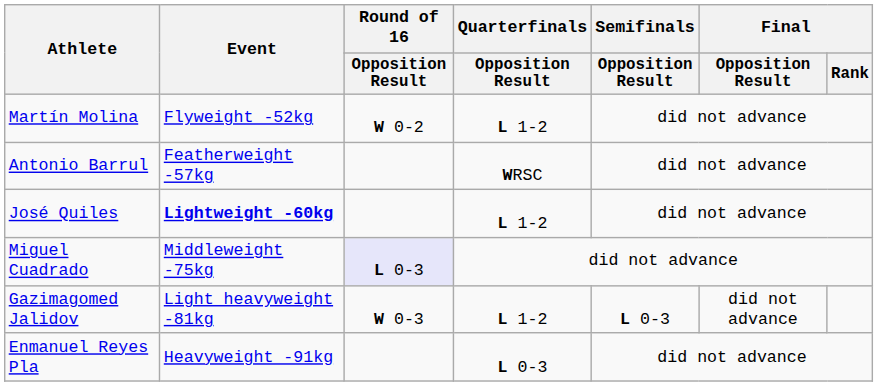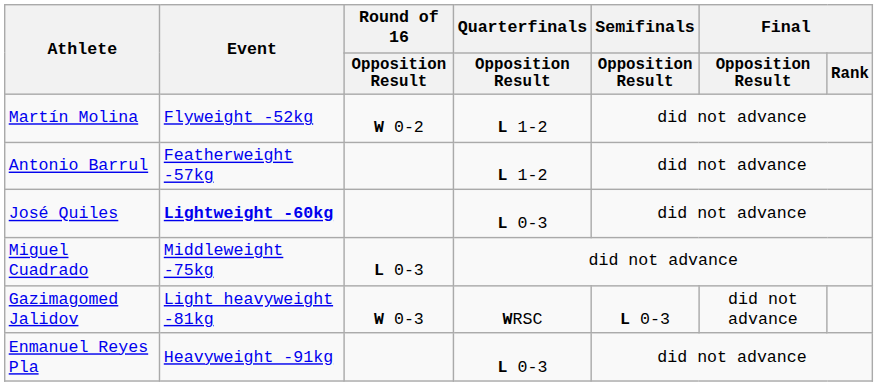(522, 176) WRSC -> (522, 176) L 1-2
(522, 223) L 1-2 -> (522, 223) L 0-3
(399, 271) lavender background -> (399, 271) no background
(522, 319) L 1-2 -> (522, 319) WRSC
